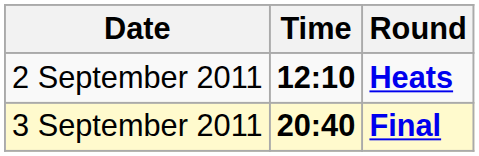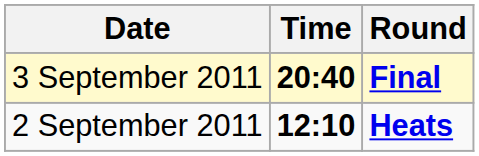rows swapped: (137, 77) <-> (137, 126)
